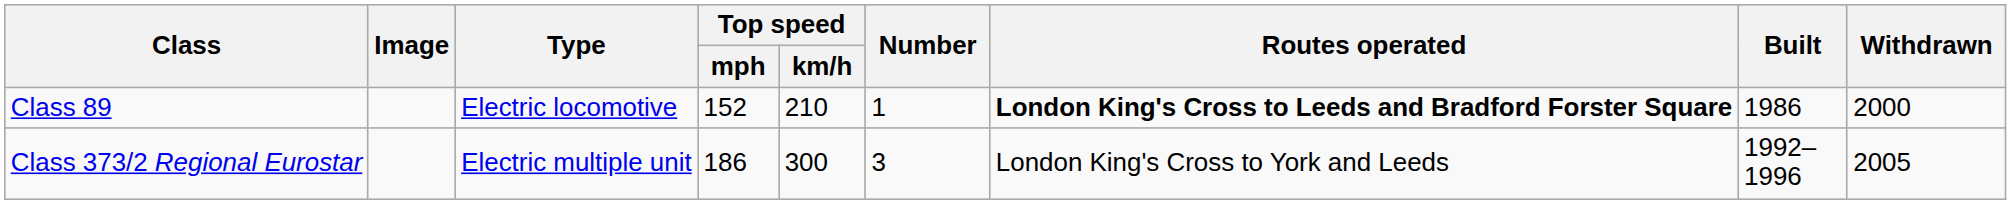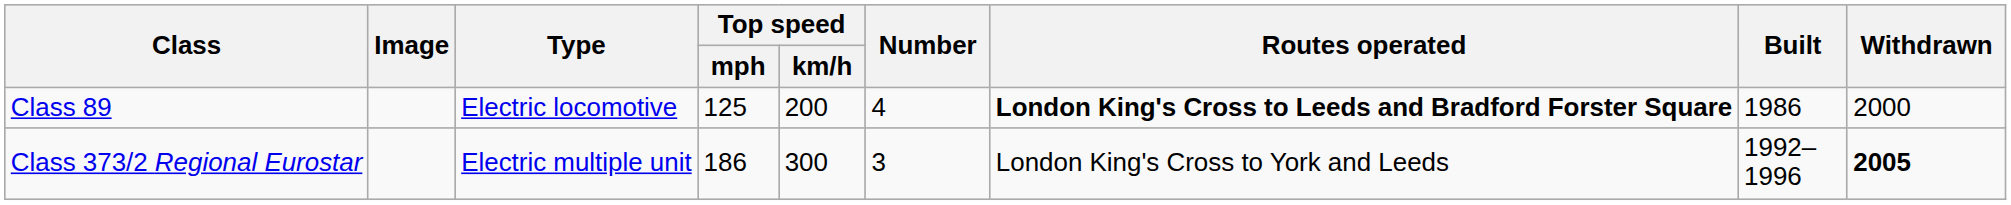(725, 107) 152 -> (725, 107) 125
(806, 107) 210 -> (806, 107) 200
(879, 107) 1 -> (879, 107) 4
(1882, 162) normal -> (1882, 162) bold
